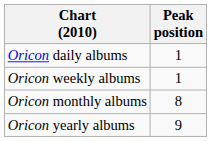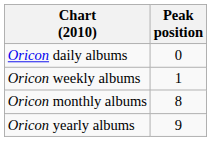(178, 55) 1 -> (178, 55) 0
